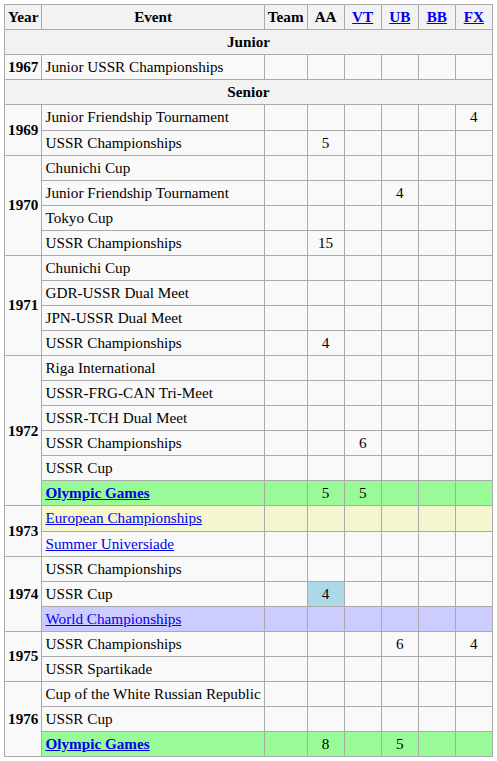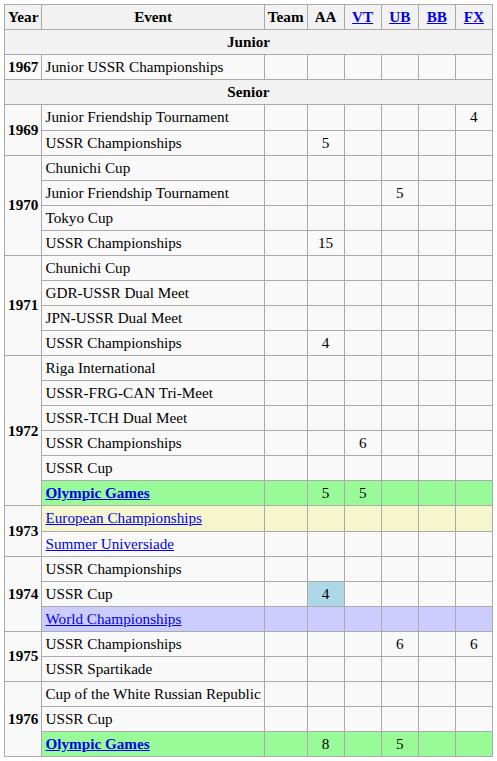(400, 192) 4 -> (400, 192) 5
(474, 643) 4 -> (474, 643) 6
